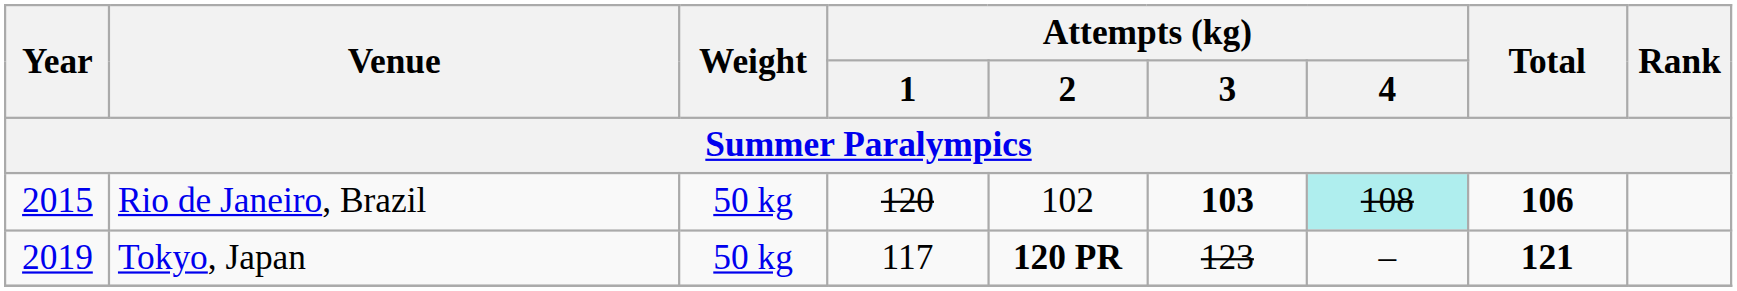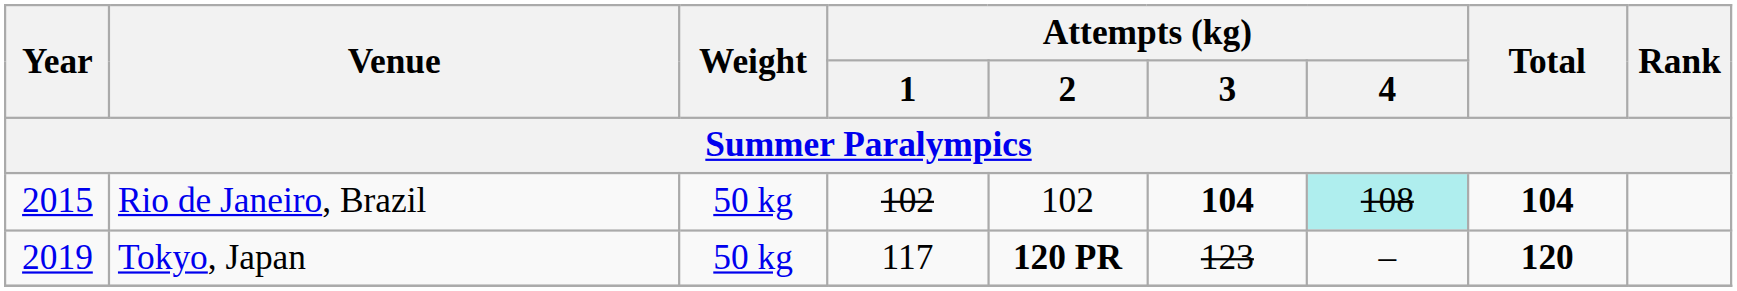(907, 200) 120 -> (907, 200) 102
(1227, 200) 103 -> (1227, 200) 104
(1547, 200) 106 -> (1547, 200) 104
(1547, 256) 121 -> (1547, 256) 120
